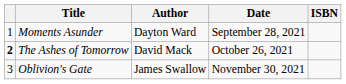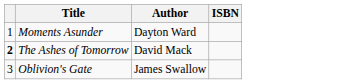- column: (259, 13)
